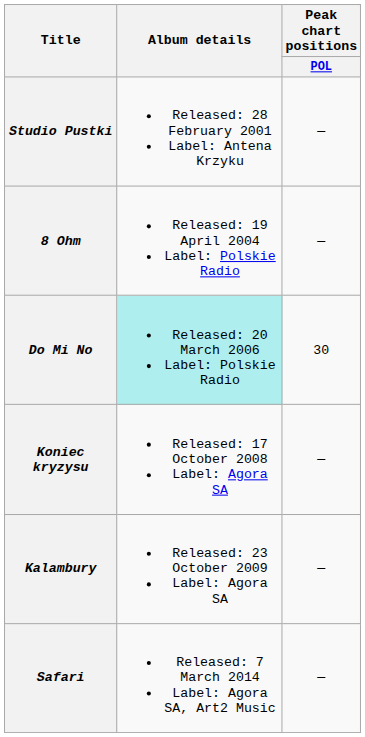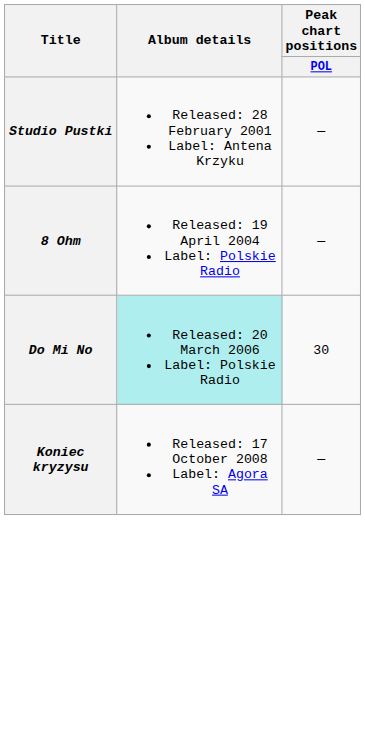- row: (61, 569)
- row: (61, 678)
